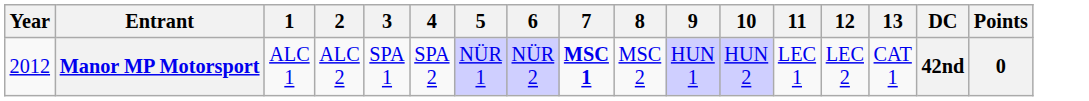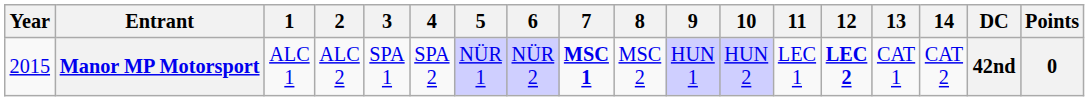+ column: (944, 20)
(30, 66) 2012 -> (30, 66) 2015
(845, 66) normal -> (847, 66) bold
